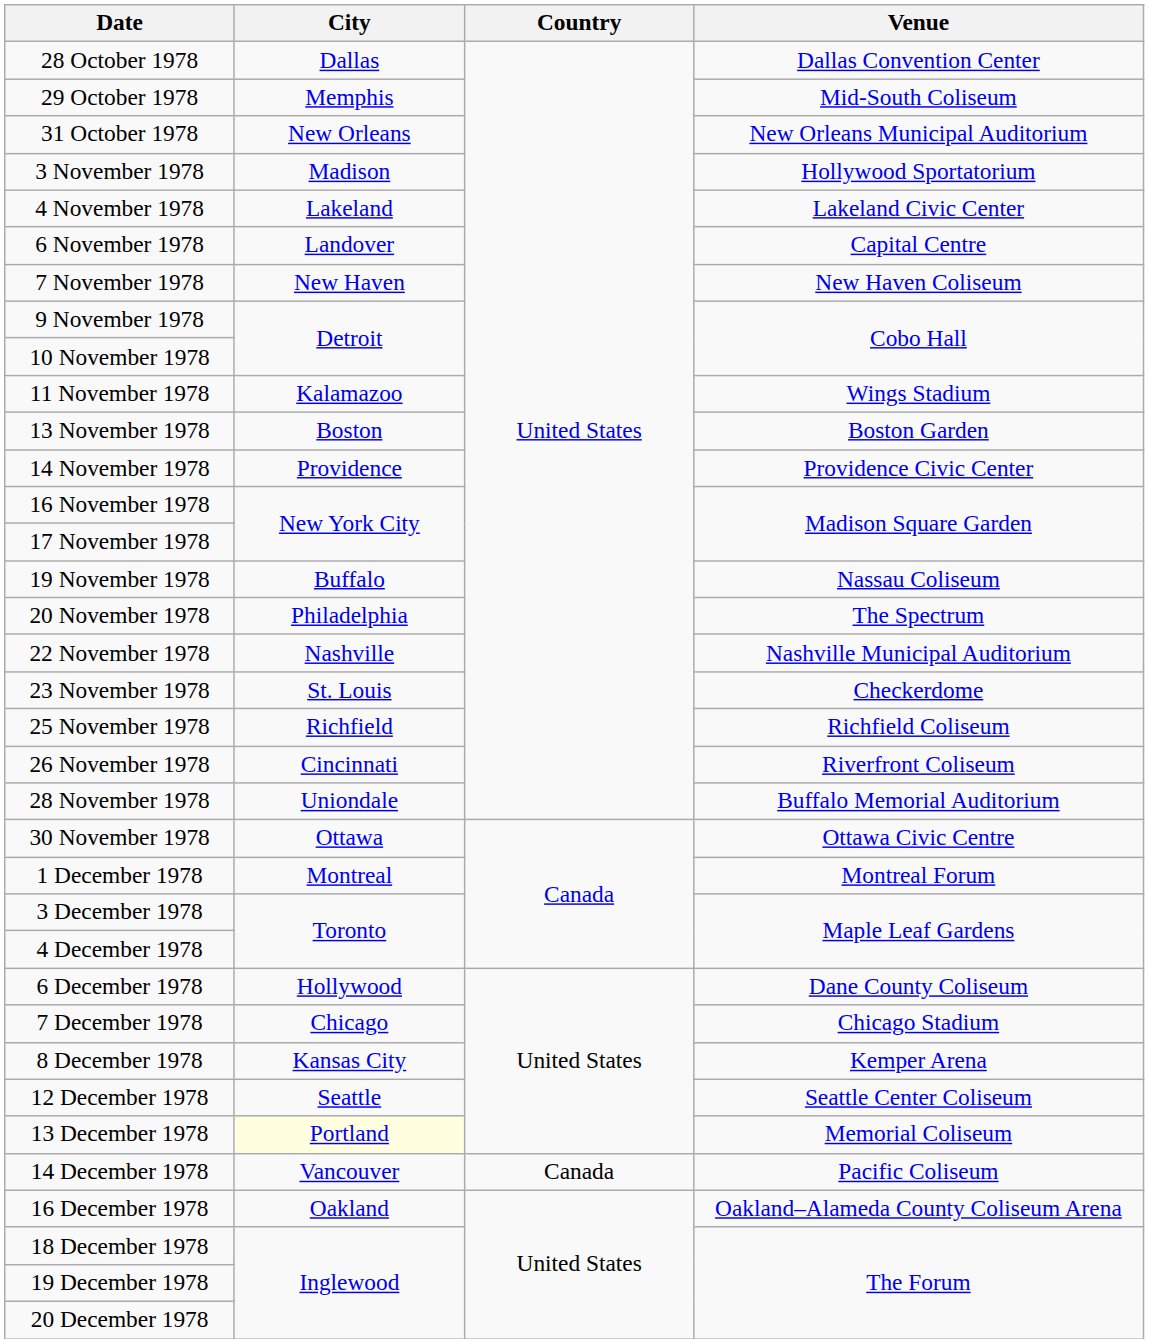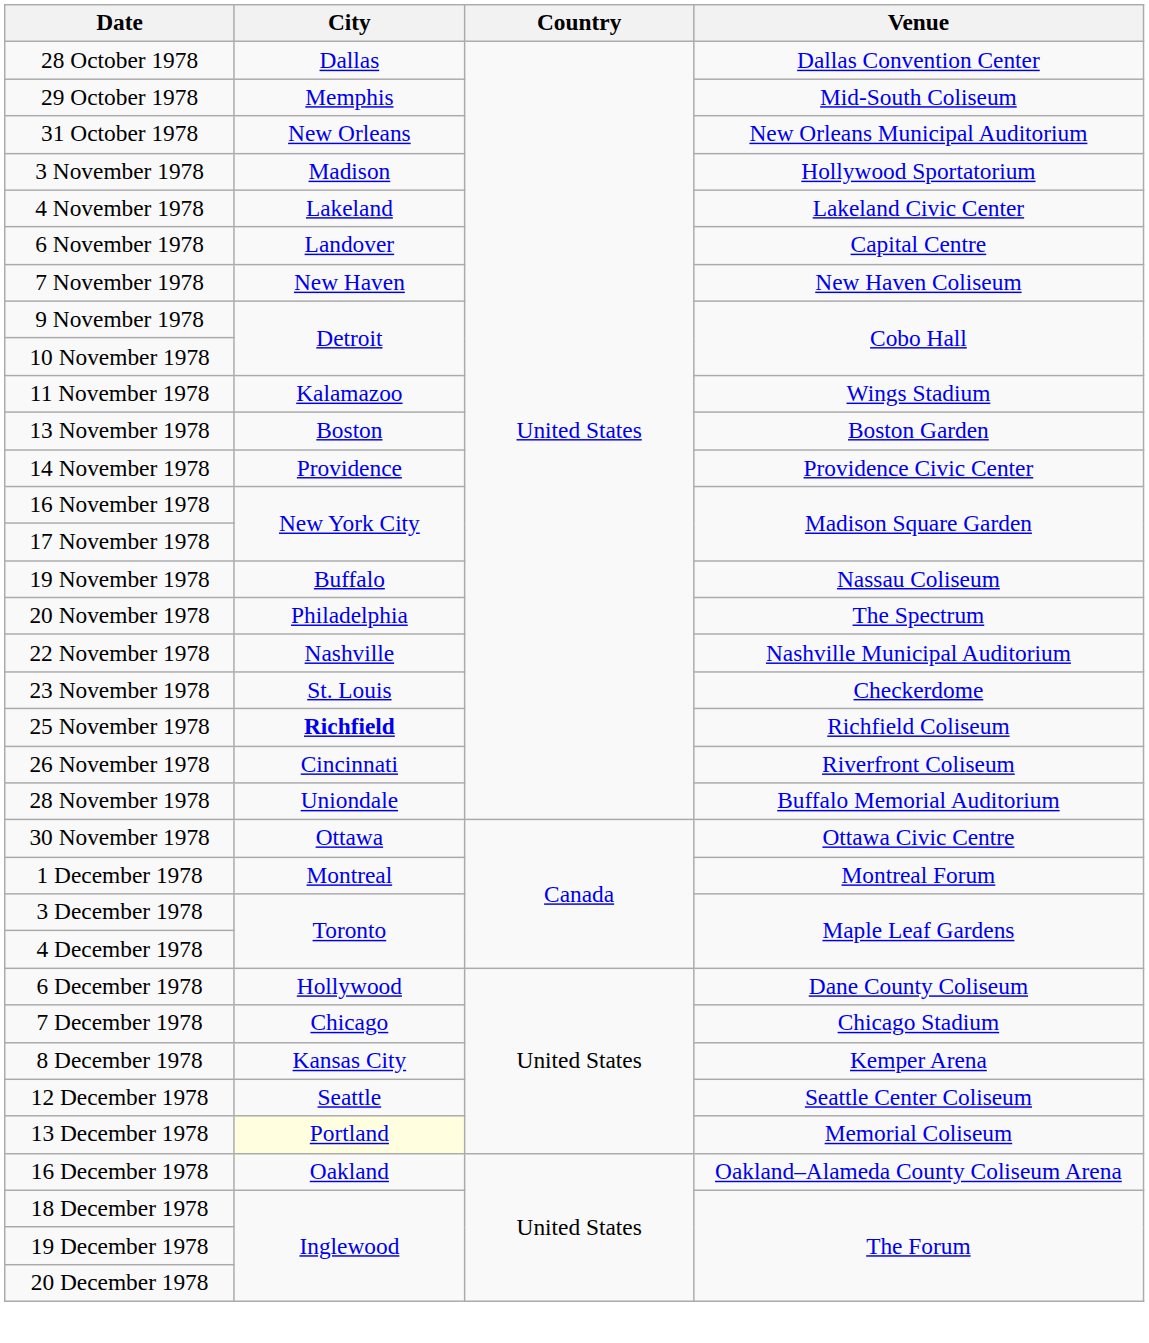(349, 726) normal -> (349, 726) bold
- row: (120, 1171)
